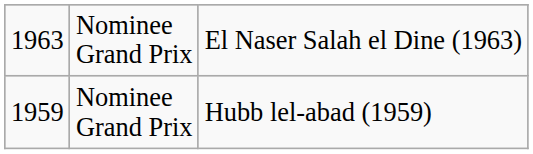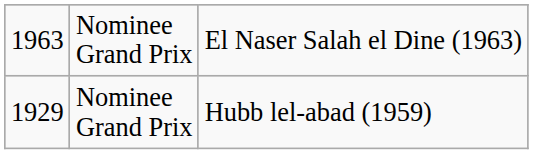(37, 111) 1959 -> (37, 111) 1929
